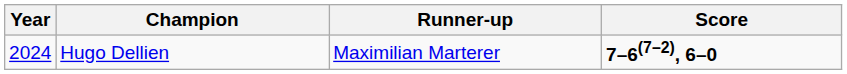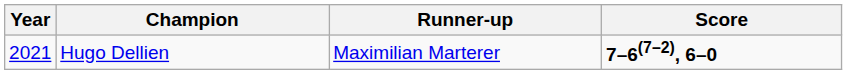(30, 53) 2024 -> (30, 53) 2021
